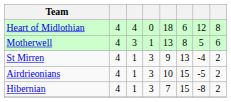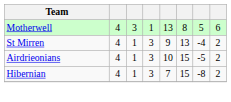- row: (46, 27)
